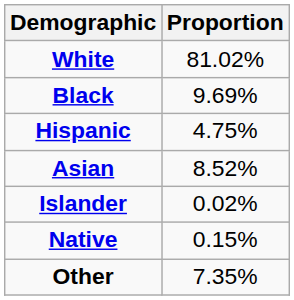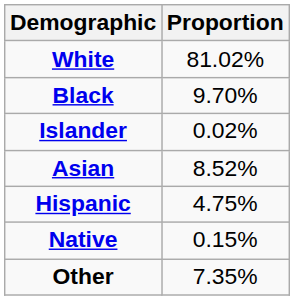(225, 95) 9.69% -> (225, 95) 9.70%
rows swapped: (83, 131) <-> (83, 204)
